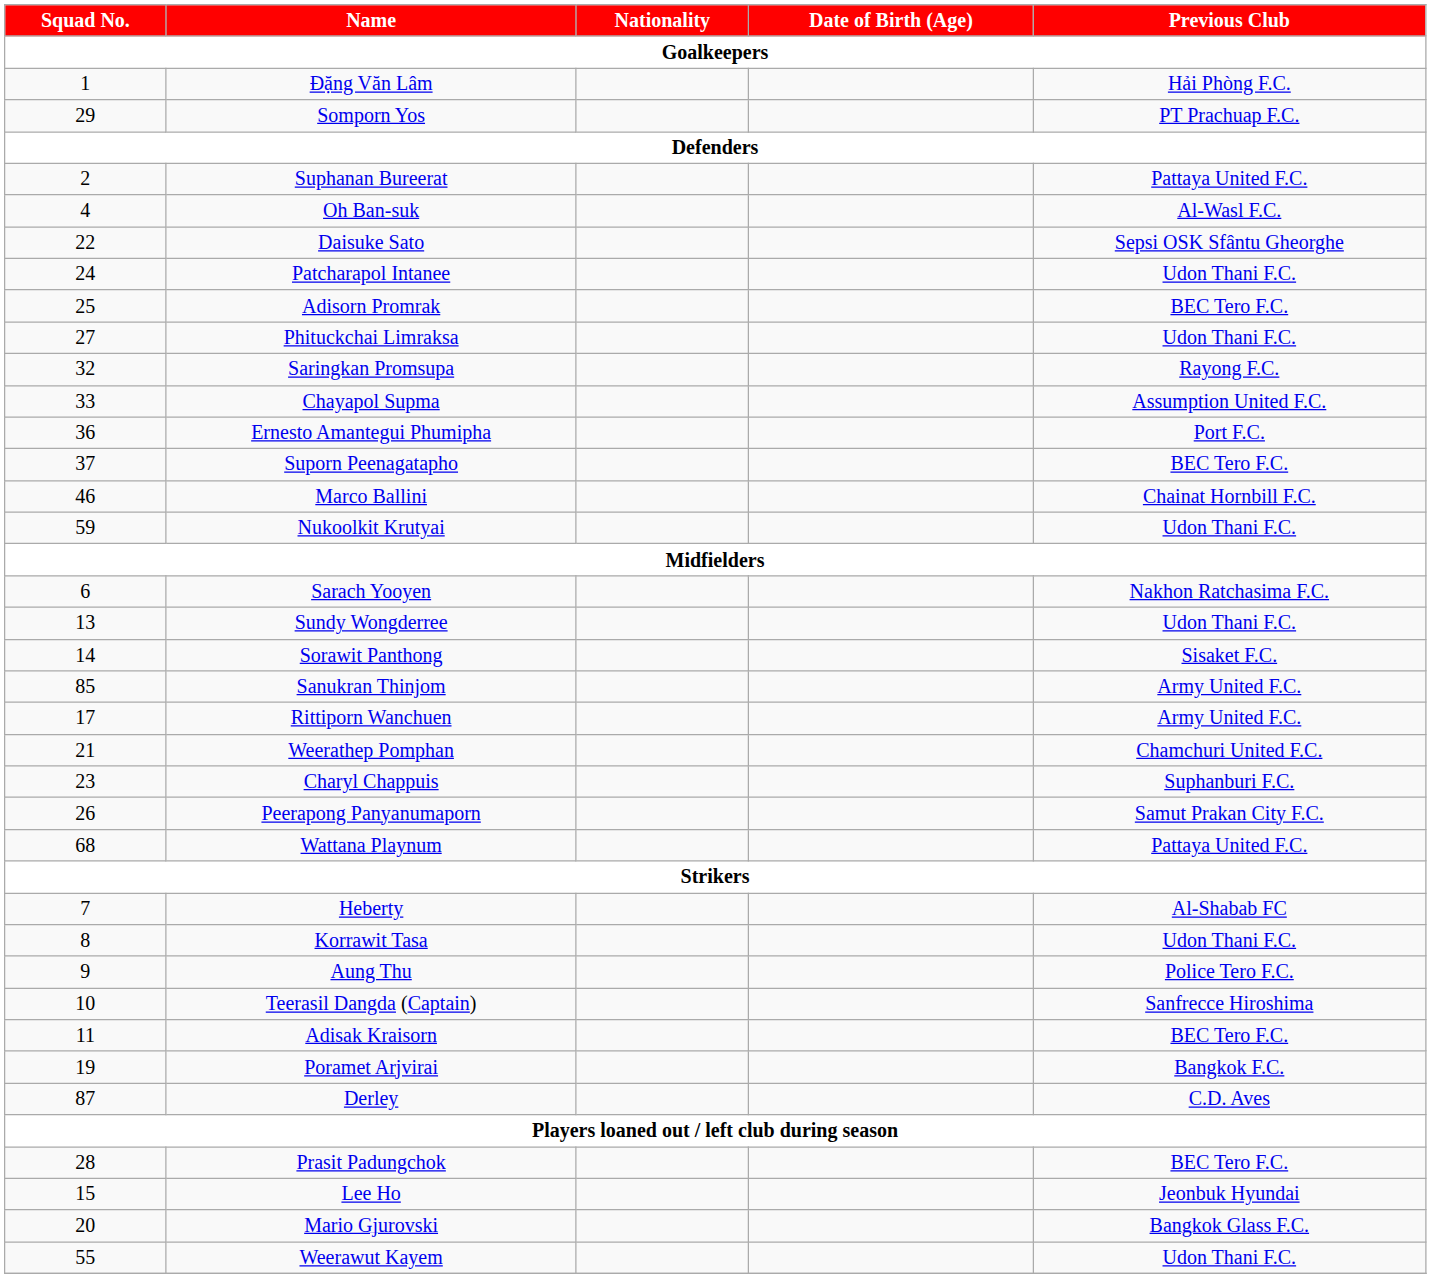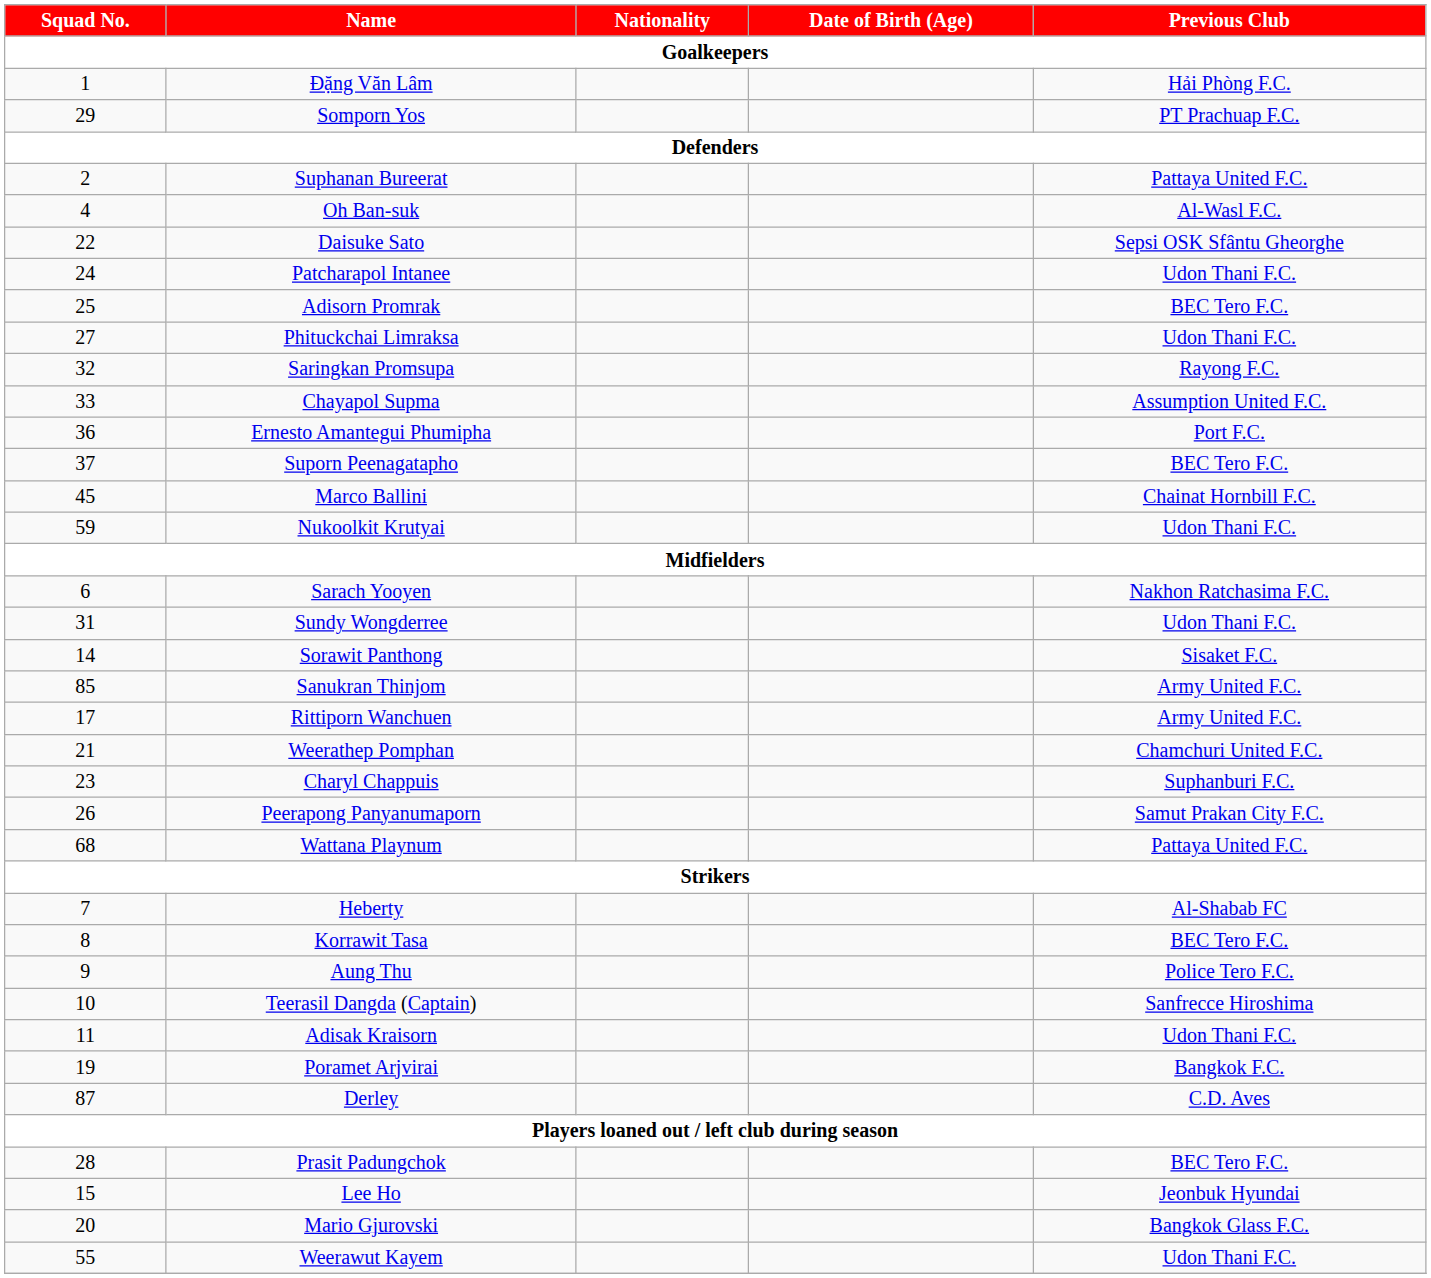(85, 496) 46 -> (85, 496) 45
(85, 623) 13 -> (85, 623) 31
(1229, 940) Udon Thani F.C. -> (1229, 940) BEC Tero F.C.
(1229, 1035) BEC Tero F.C. -> (1229, 1035) Udon Thani F.C.
